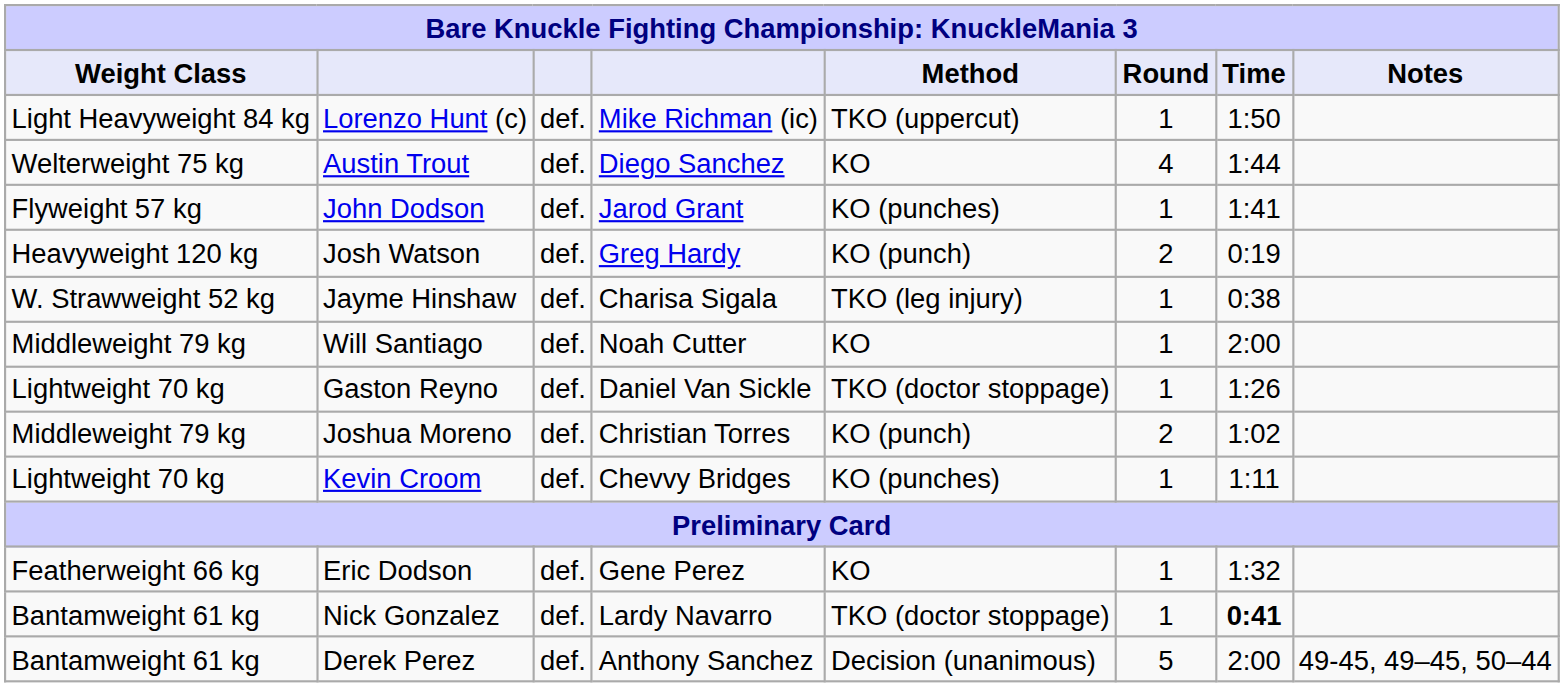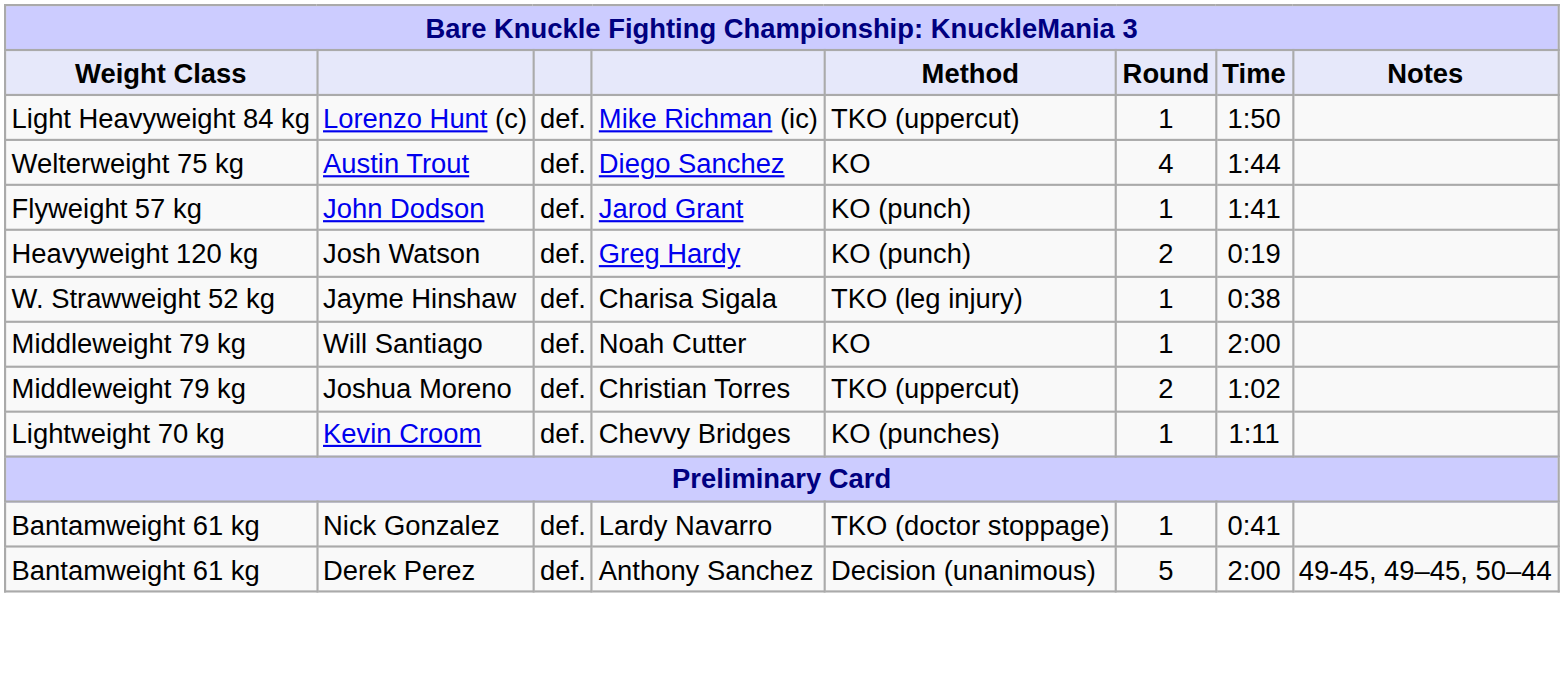(915, 208) KO (punches) -> (901, 208) KO (punch)
- row: (411, 389)
(901, 434) KO (punch) -> (925, 389) TKO (uppercut)
- row: (398, 569)
(1254, 614) bold -> (1254, 524) normal
